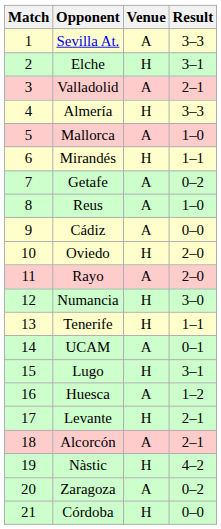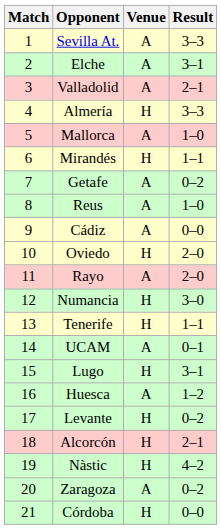(146, 64) H -> (146, 64) A
(193, 418) 2–1 -> (193, 418) 0–2
(146, 441) A -> (146, 441) H
